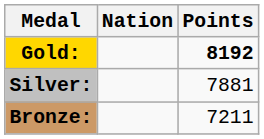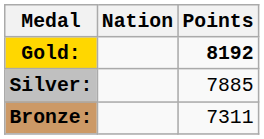(230, 85) 7881 -> (230, 85) 7885
(230, 117) 7211 -> (230, 117) 7311
